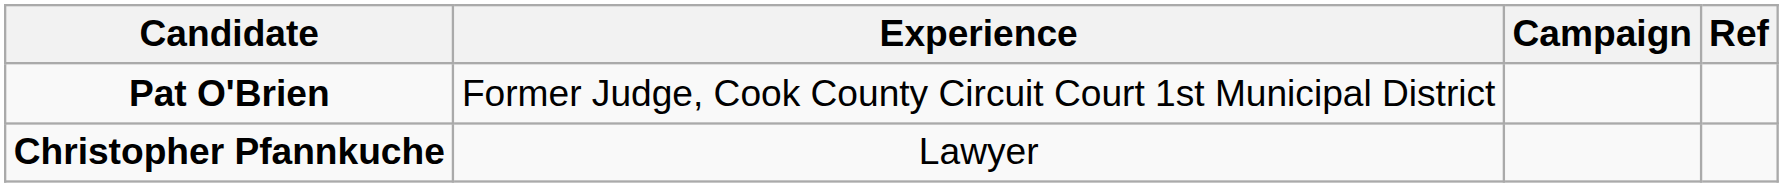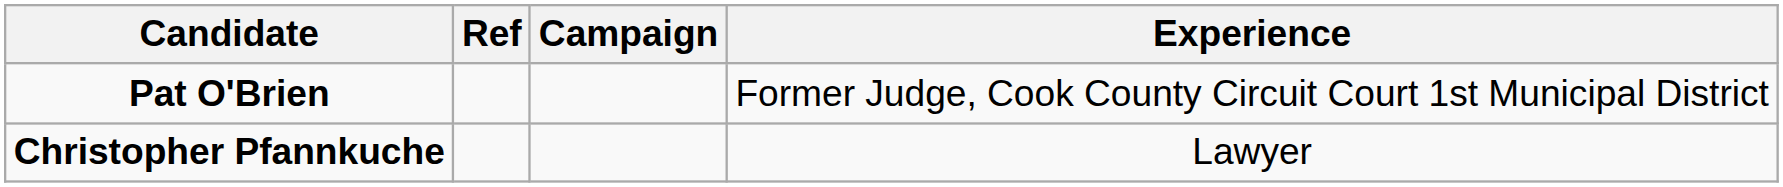columns swapped: (979, 33) <-> (1739, 33)
